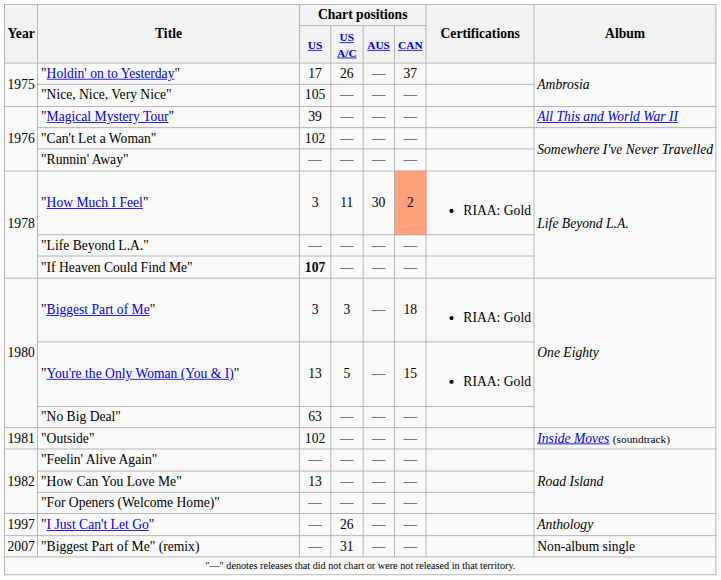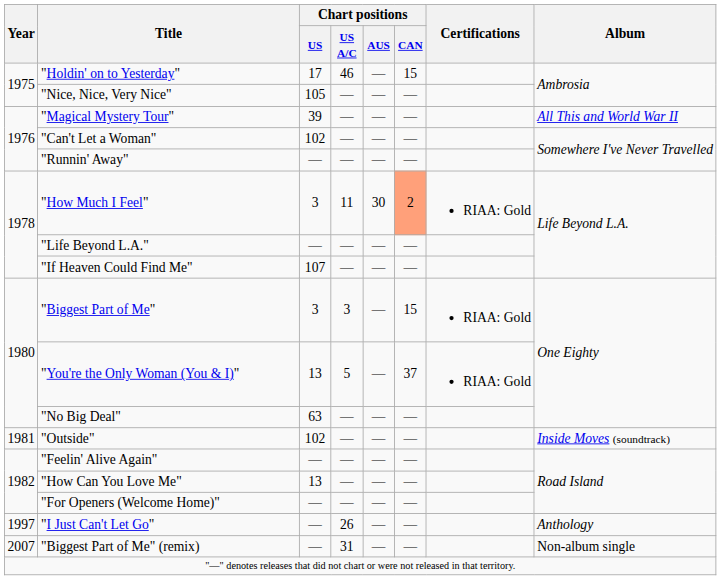(347, 73) 26 -> (347, 73) 46
(410, 73) 37 -> (410, 73) 15
(315, 267) bold -> (315, 267) normal
(410, 310) 18 -> (410, 310) 15
(410, 374) 15 -> (410, 374) 37
